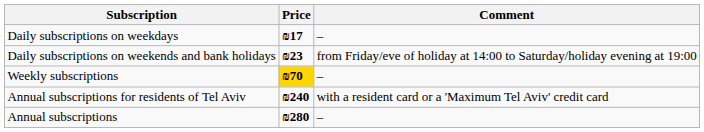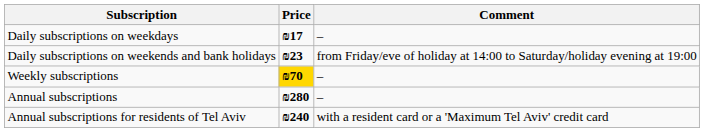rows swapped: (62, 117) <-> (127, 96)
